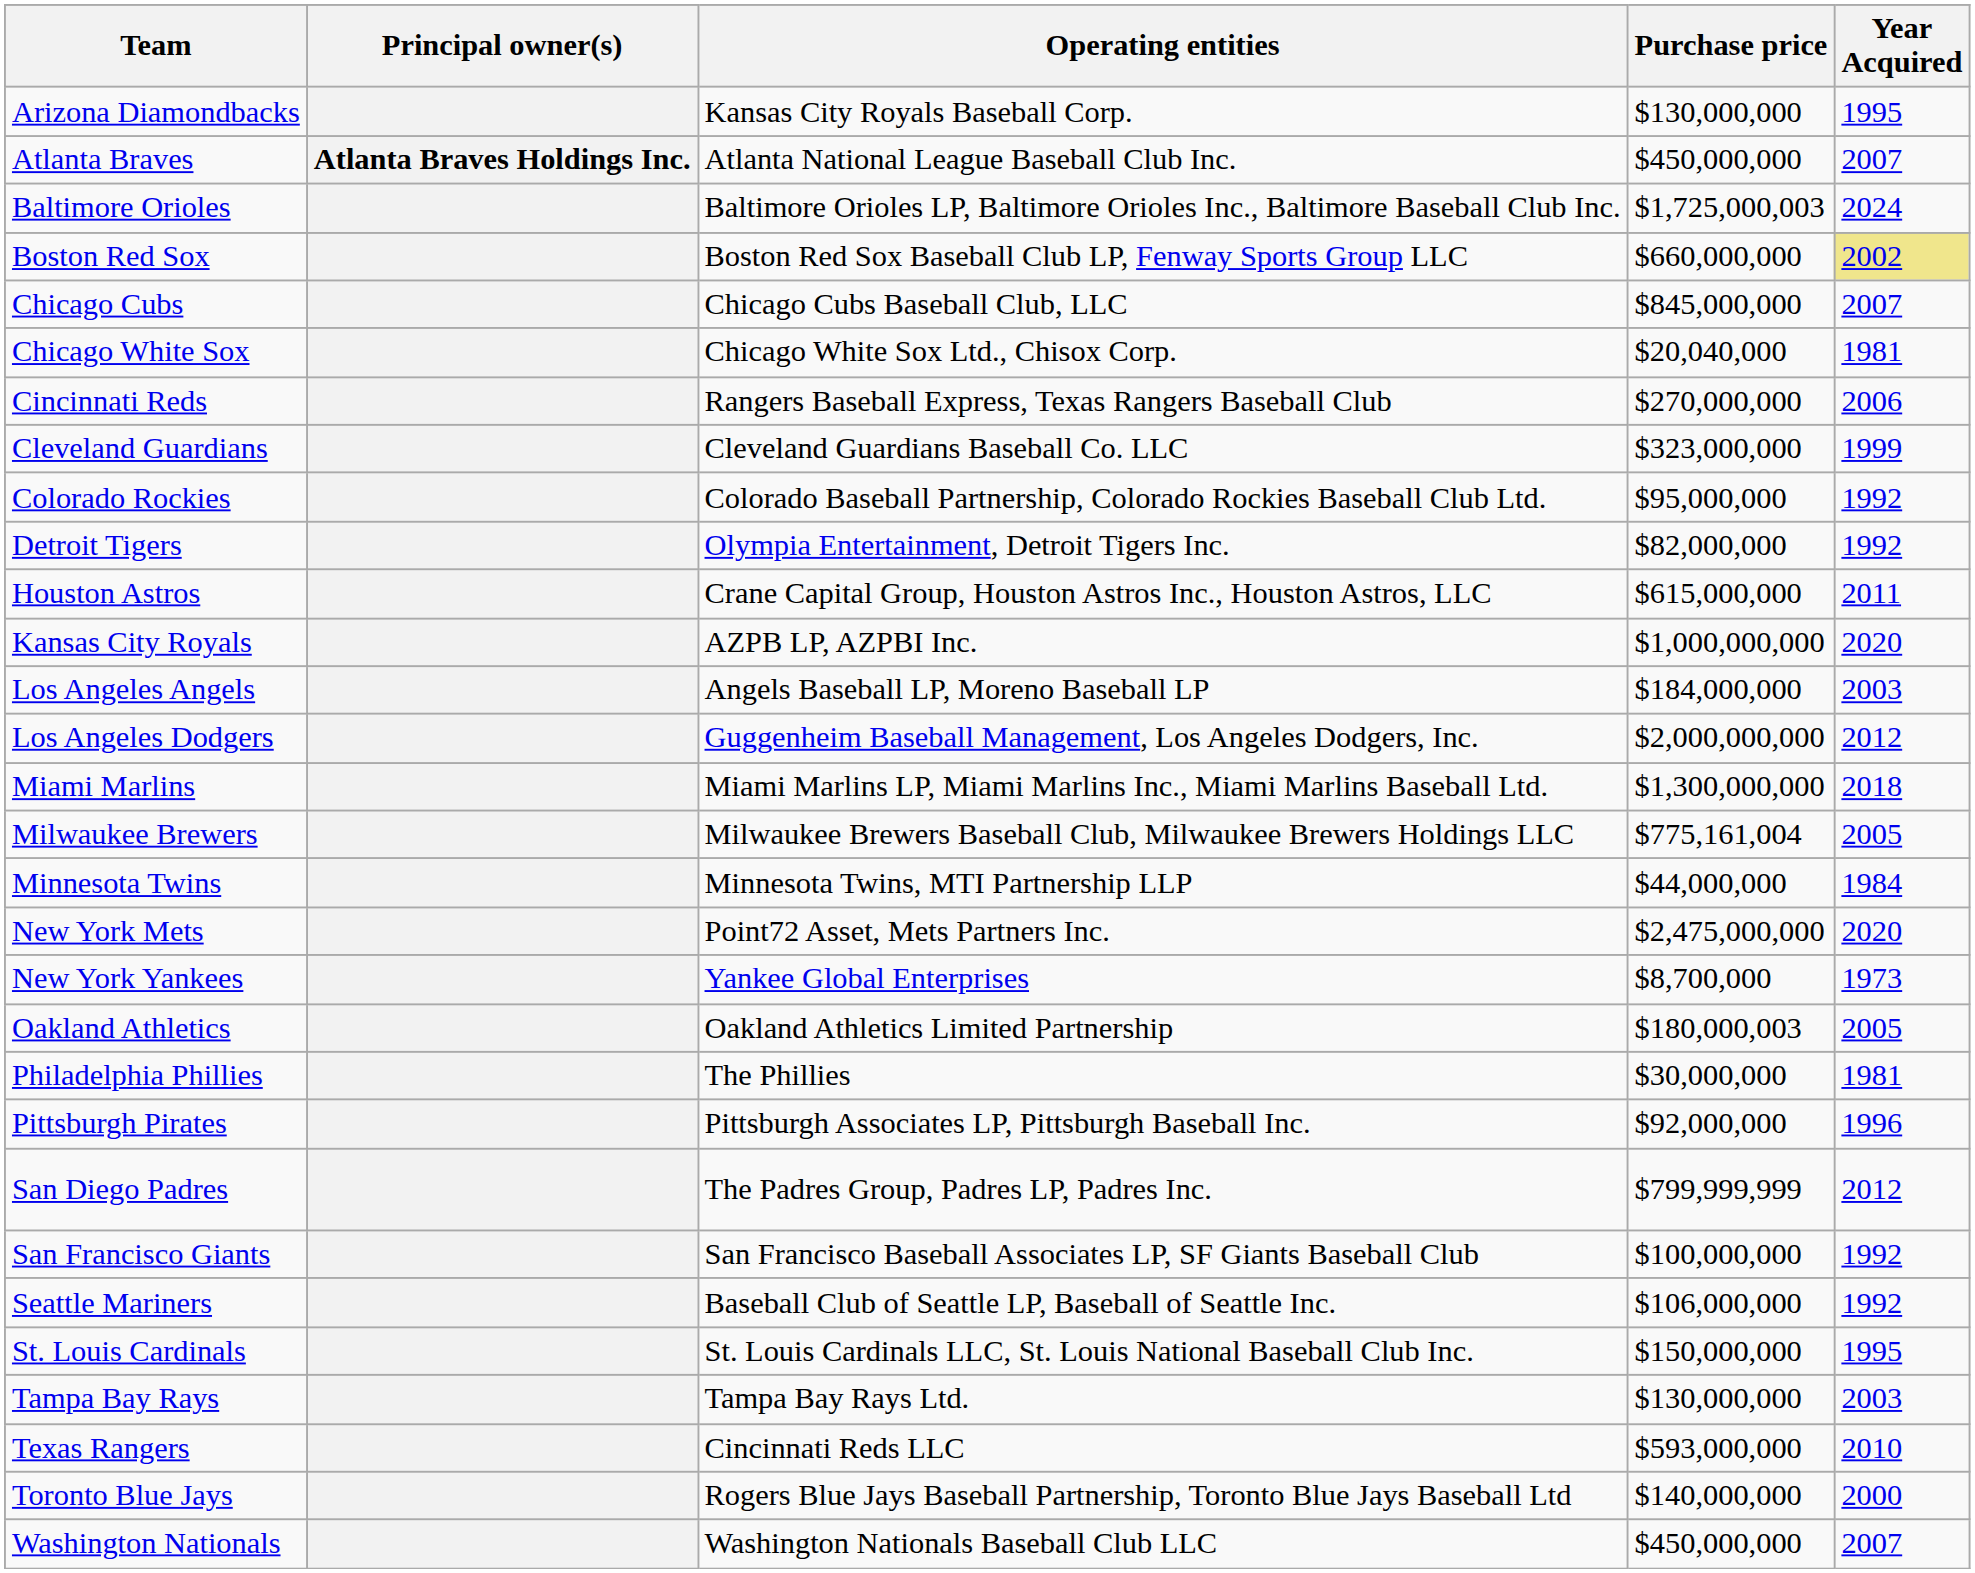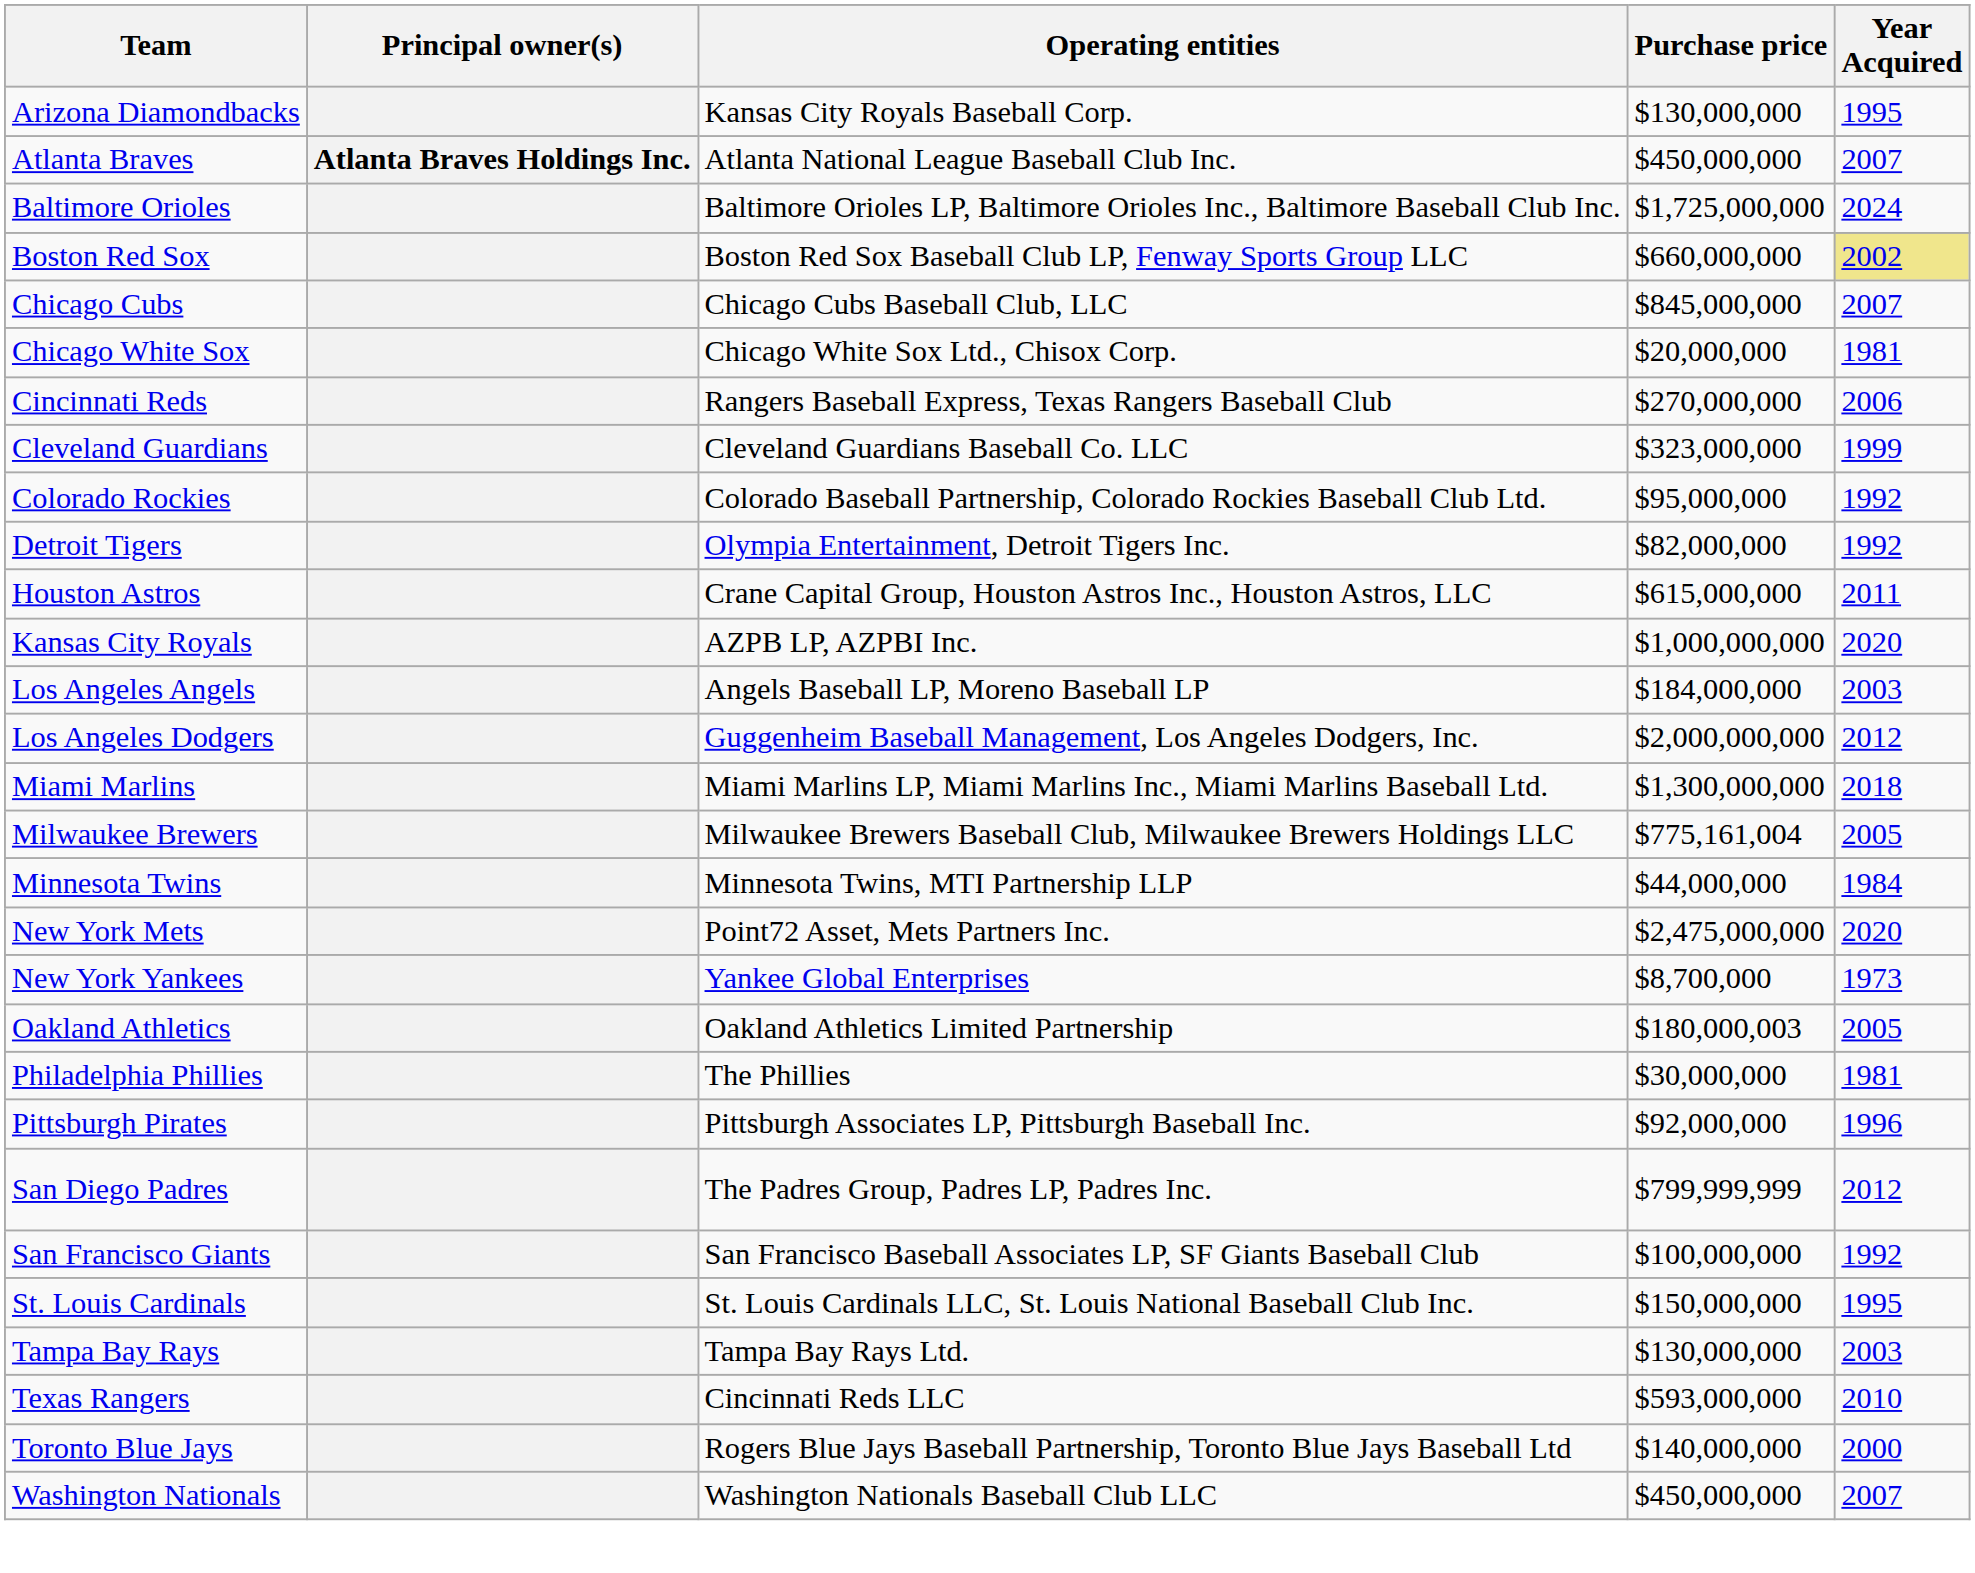(1730, 207) $1,725,000,003 -> (1730, 207) $1,725,000,000
(1711, 352) $20,040,000 -> (1711, 352) $20,000,000
- row: (112, 1302)
